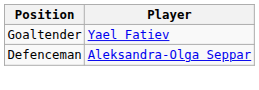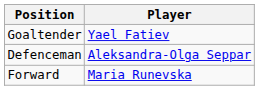+ row: (33, 75)
